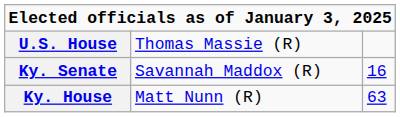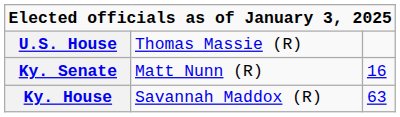(228, 71) Savannah Maddox (R) -> (199, 71) Matt Nunn (R)
(199, 98) Matt Nunn (R) -> (228, 98) Savannah Maddox (R)
